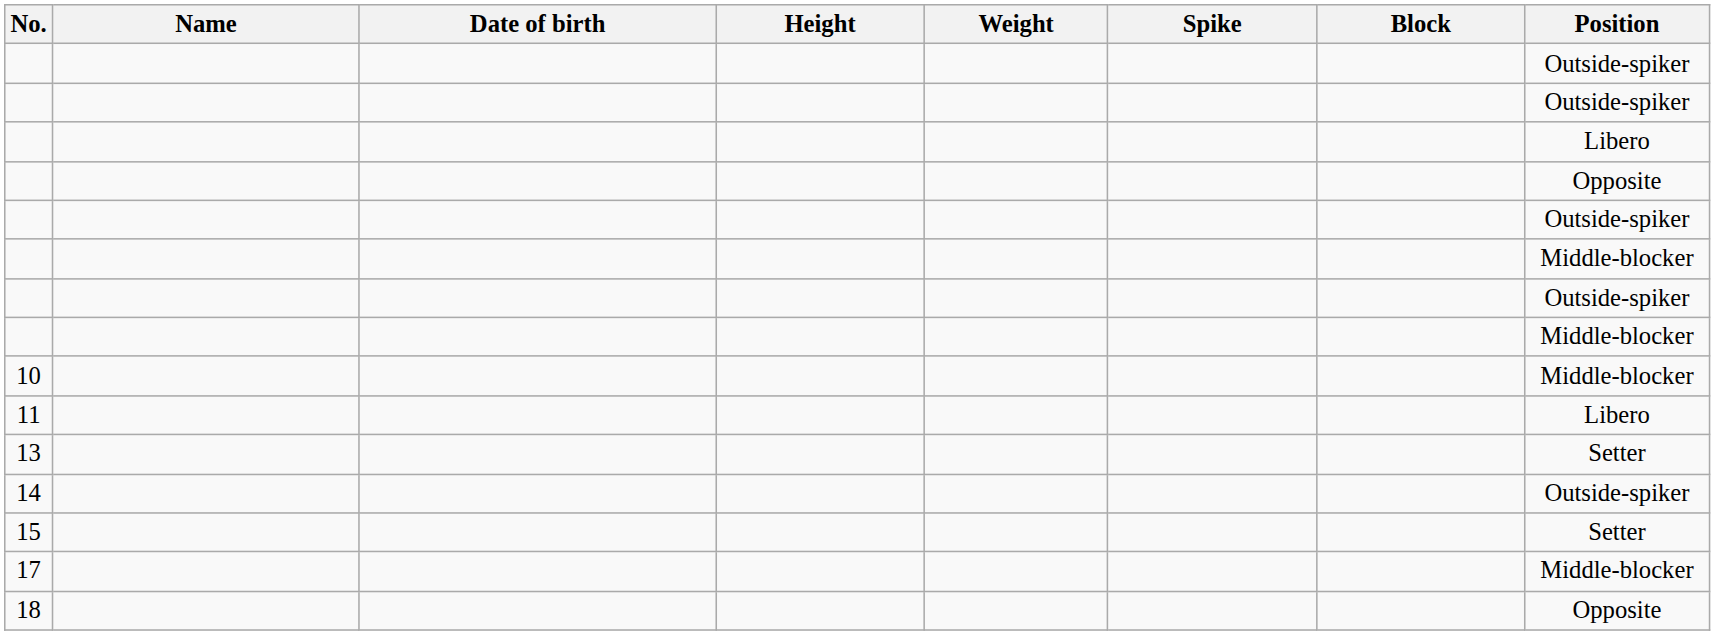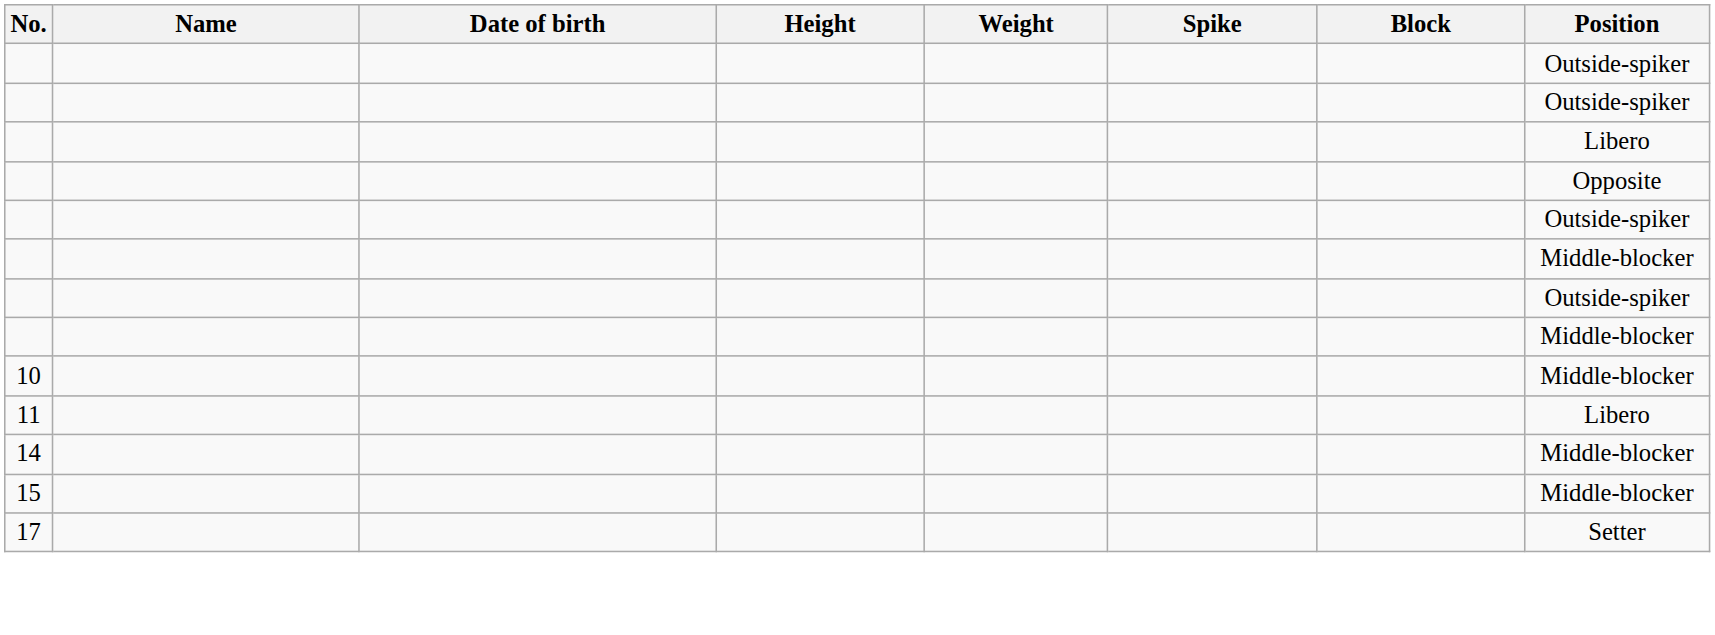- row: (29, 453)
(1617, 492) Outside-spiker -> (1617, 453) Middle-blocker
(1617, 532) Setter -> (1617, 492) Middle-blocker
(1617, 571) Middle-blocker -> (1617, 532) Setter
- row: (29, 610)
